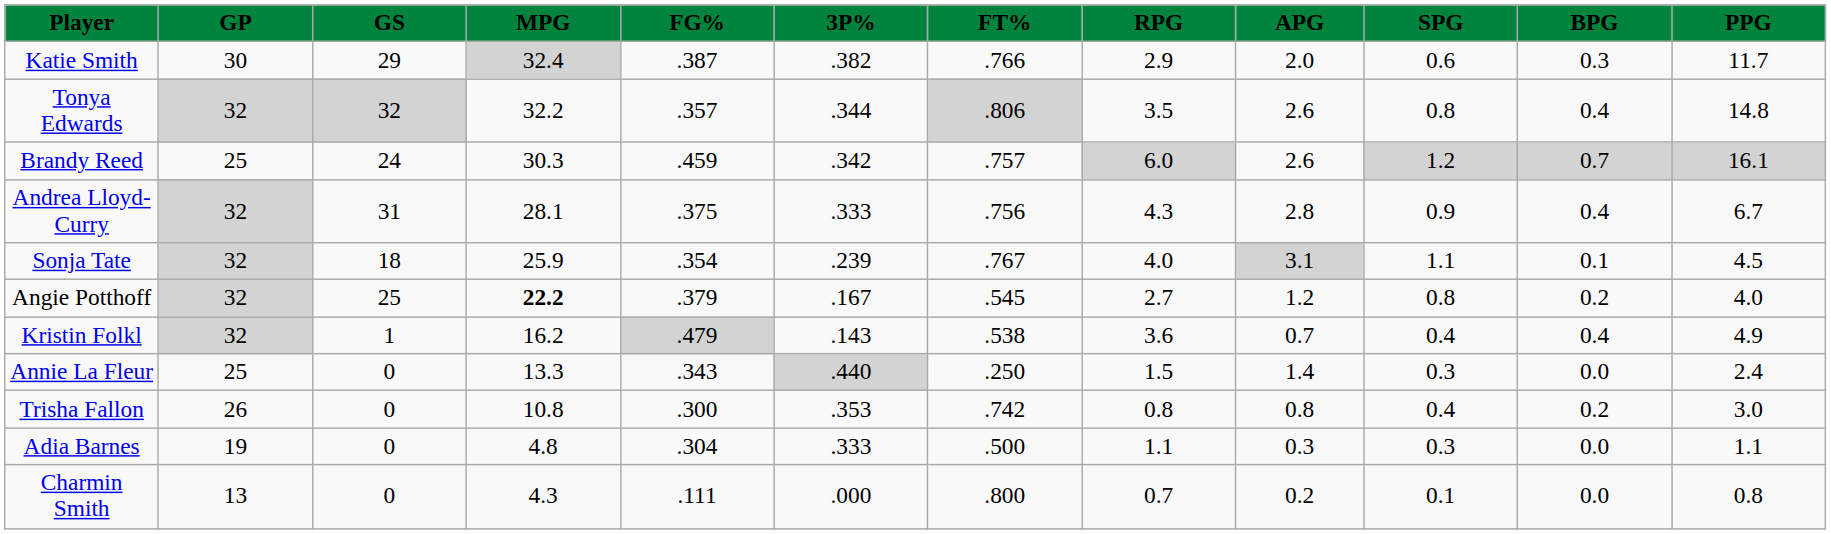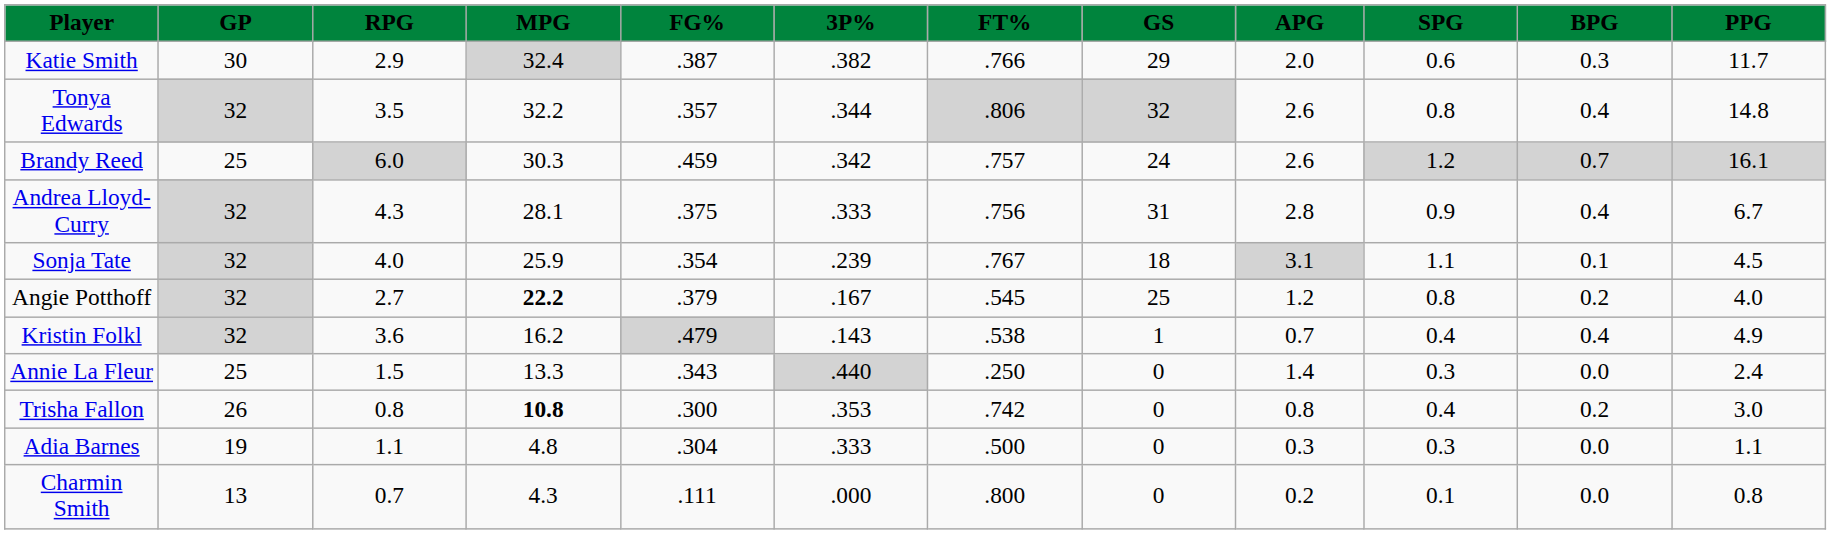columns swapped: (389, 23) <-> (1159, 23)
(543, 409) normal -> (543, 409) bold
